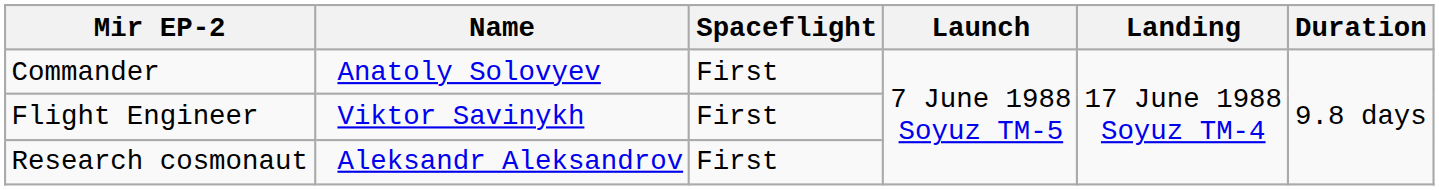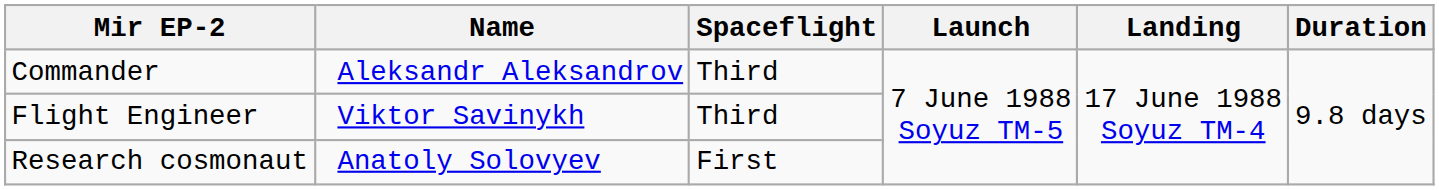(461, 72) Anatoly Solovyev -> (502, 72) Aleksandr Aleksandrov
(737, 72) First -> (737, 72) Third
(737, 117) First -> (737, 117) Third
(502, 162) Aleksandr Aleksandrov -> (461, 162) Anatoly Solovyev
